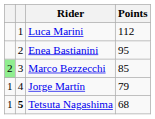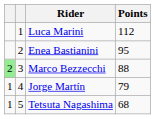(124, 68) 85 -> (124, 68) 88
(20, 105) bold -> (20, 105) normal
